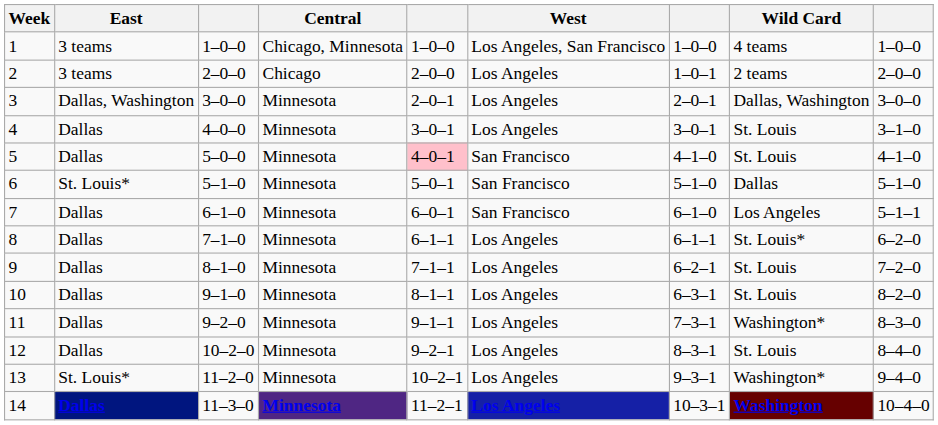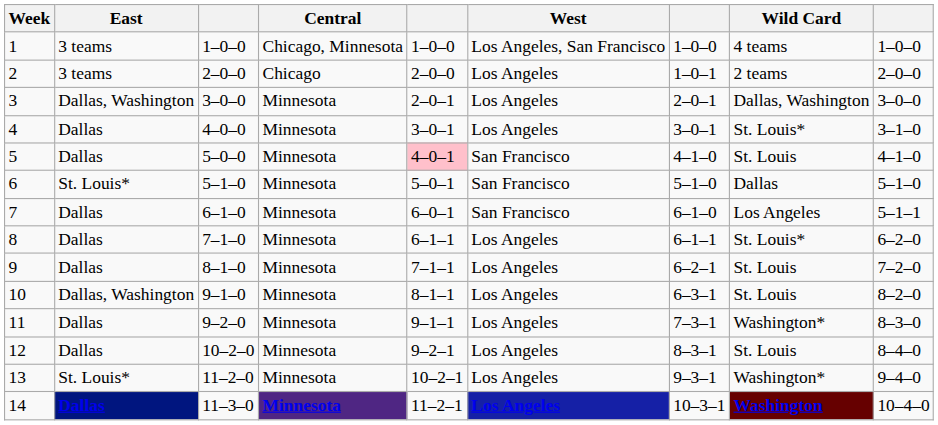(765, 128) St. Louis -> (769, 128) St. Louis*
(81, 294) Dallas -> (126, 294) Dallas, Washington
